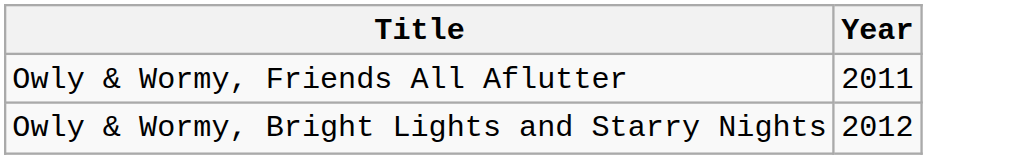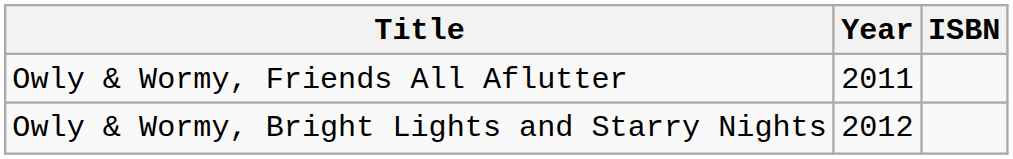+ column: (964, 30)
